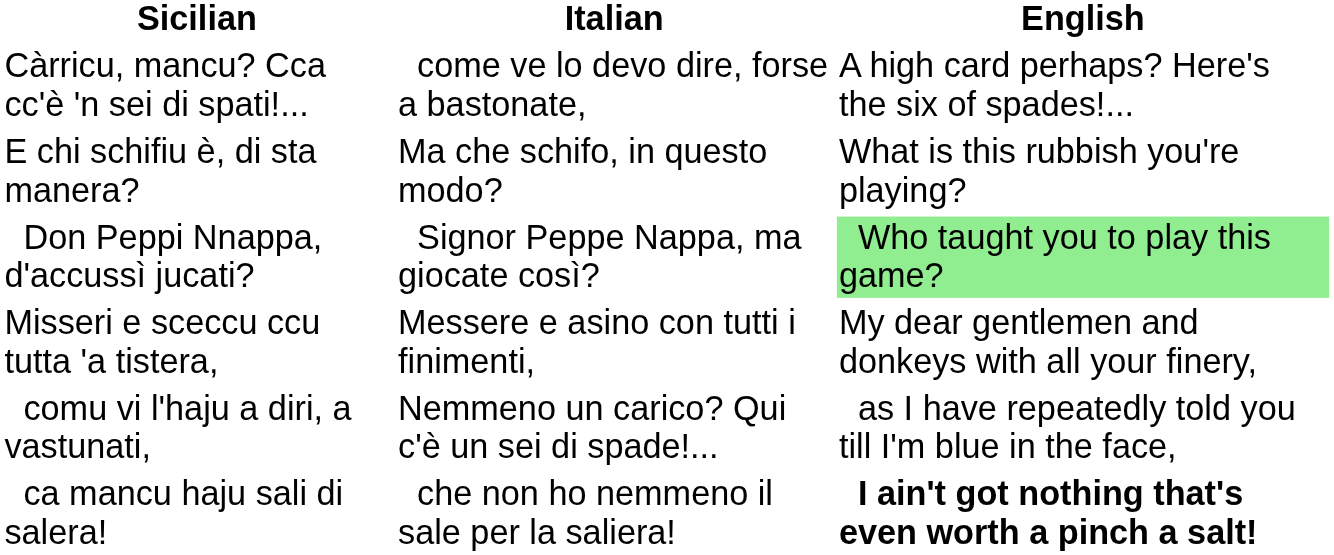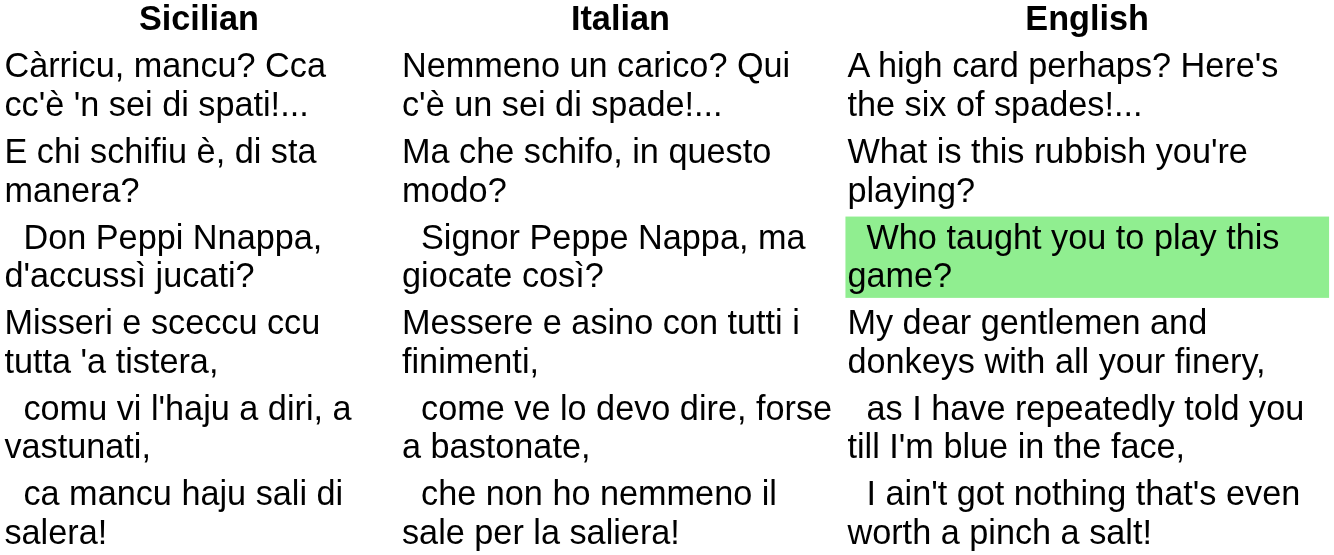(613, 85) come ve lo devo dire, forse a bastonate, -> (596, 85) Nemmeno un carico? Qui c'è un sei di spade!...
(592, 427) Nemmeno un carico? Qui c'è un sei di spade!... -> (617, 427) come ve lo devo dire, forse a bastonate,
(1048, 513) bold -> (1074, 513) normal
